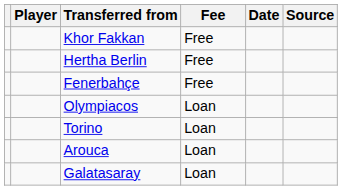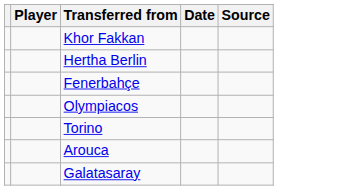- column: (213, 15)
